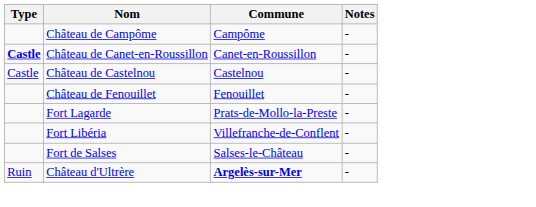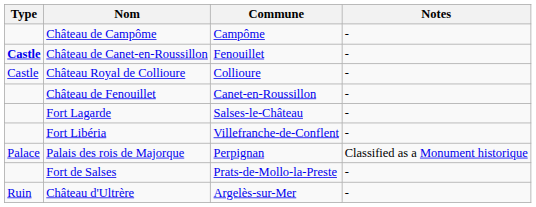(265, 53) Canet-en-Roussillon -> (239, 53) Fenouillet
- row: (101, 73)
+ row: (116, 73)
(239, 93) Fenouillet -> (265, 93) Canet-en-Roussillon
(275, 113) Prats-de-Mollo-la-Preste -> (258, 113) Salses-le-Château
+ row: (115, 152)
(258, 152) Salses-le-Château -> (275, 172) Prats-de-Mollo-la-Preste
(258, 172) bold -> (255, 192) normal
